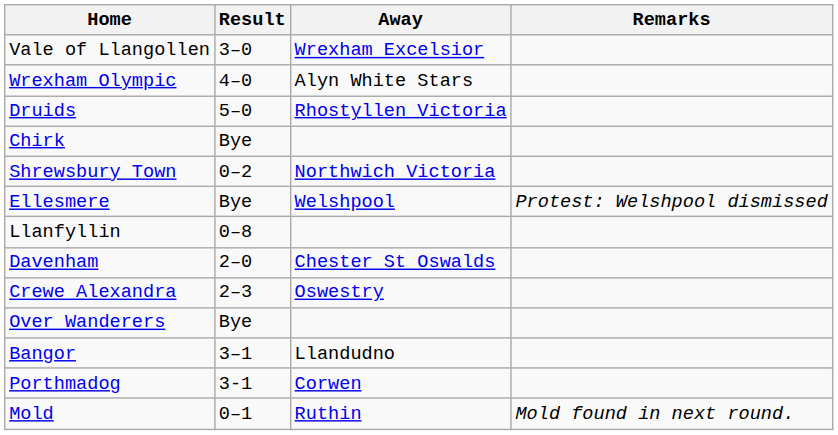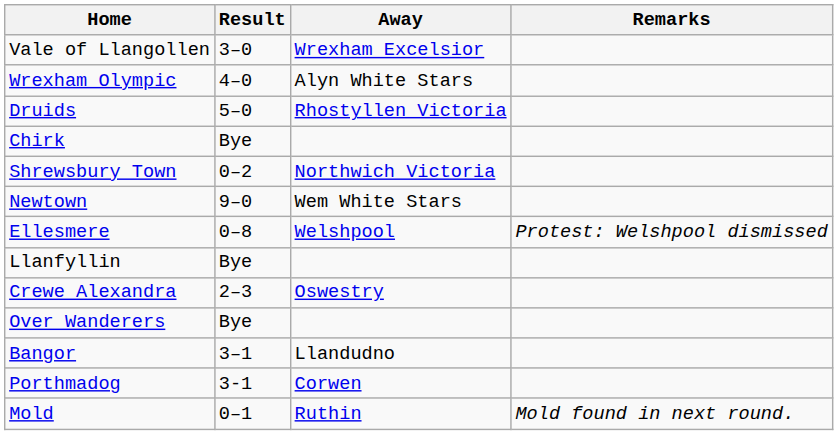+ row: (48, 202)
(236, 202) Bye -> (236, 232) 0–8
(236, 232) 0–8 -> (236, 262) Bye
- row: (54, 262)
